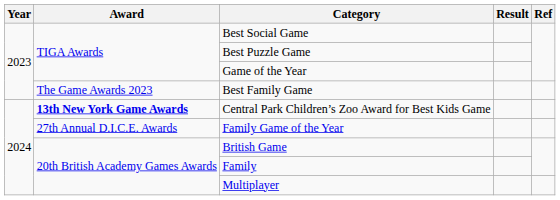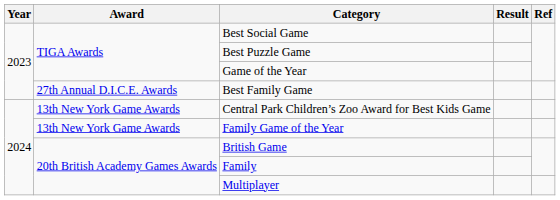(95, 90) The Game Awards 2023 -> (107, 90) 27th Annual D.I.C.E. Awards
(112, 109) bold -> (108, 109) normal
(107, 128) 27th Annual D.I.C.E. Awards -> (108, 128) 13th New York Game Awards
